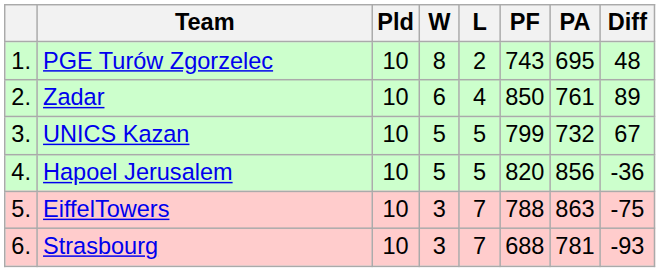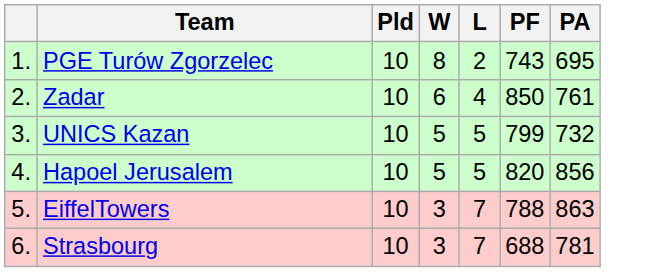- column: (627, 23)
